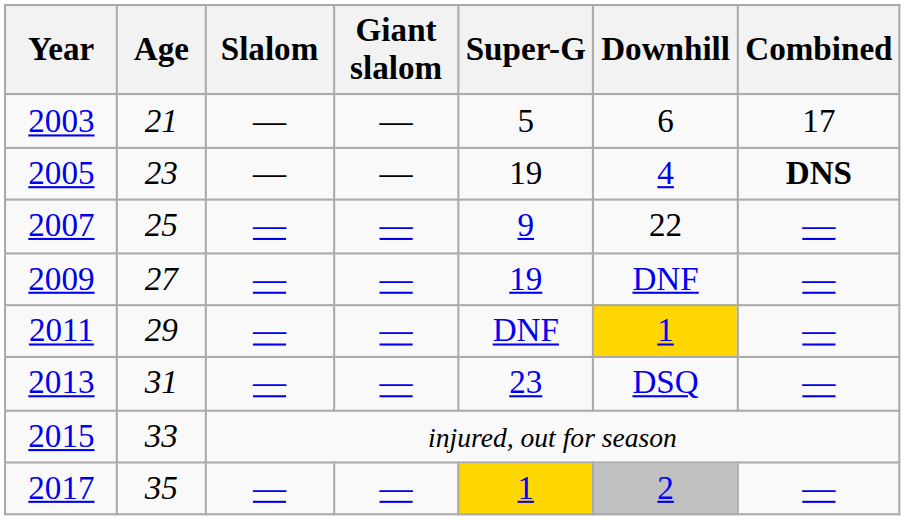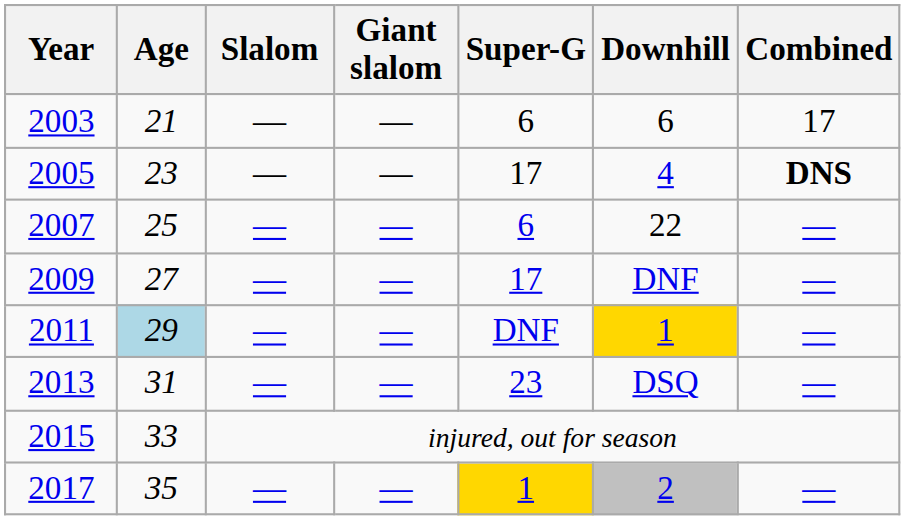(526, 120) 5 -> (526, 120) 6
(526, 173) 19 -> (526, 173) 17
(526, 225) 9 -> (526, 225) 6
(526, 278) 19 -> (526, 278) 17
(161, 330) no background -> (161, 330) lightblue background
